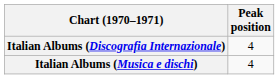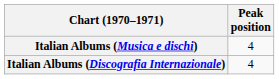rows swapped: (116, 45) <-> (116, 64)
